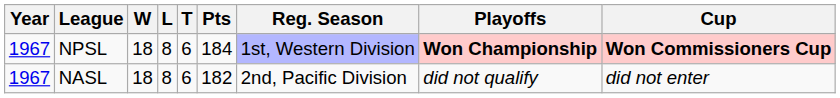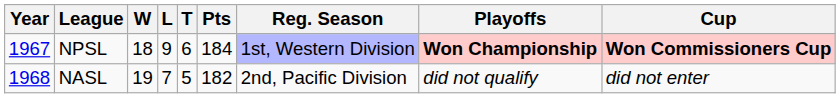(167, 48) 8 -> (167, 48) 9
(30, 78) 1967 -> (30, 78) 1968
(143, 78) 18 -> (143, 78) 19
(167, 78) 8 -> (167, 78) 7
(187, 78) 6 -> (187, 78) 5
